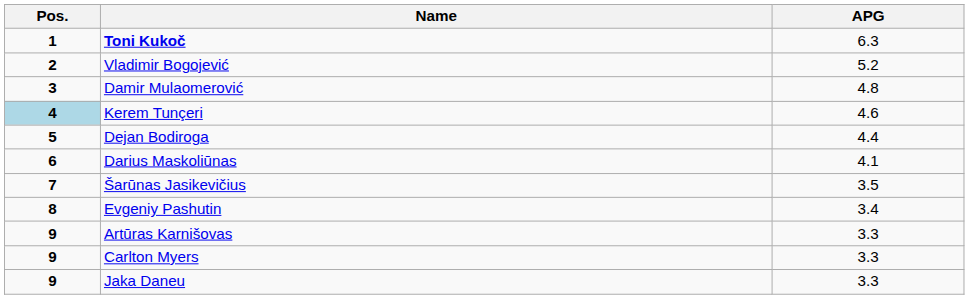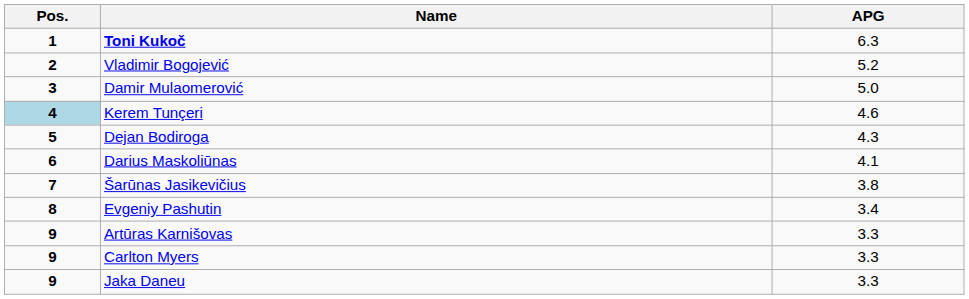(868, 88) 4.8 -> (868, 88) 5.0
(868, 137) 4.4 -> (868, 137) 4.3
(868, 185) 3.5 -> (868, 185) 3.8
